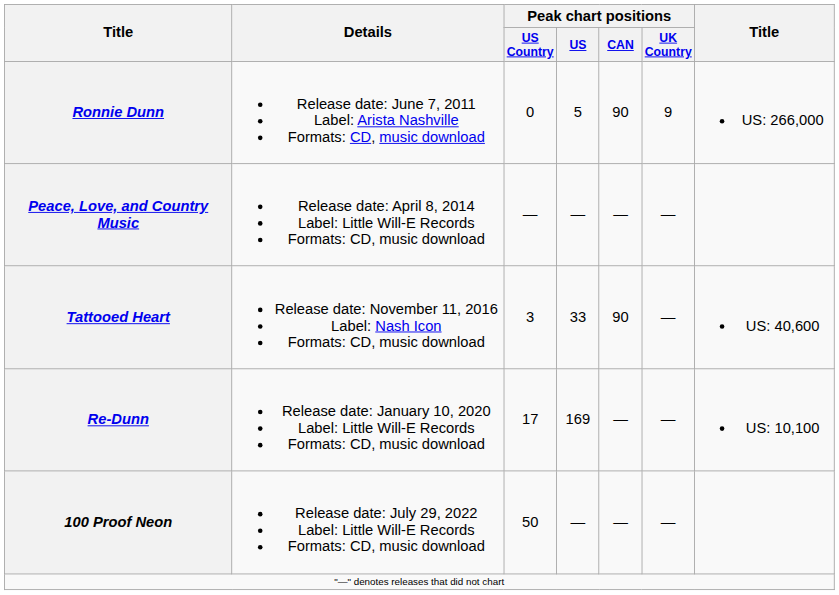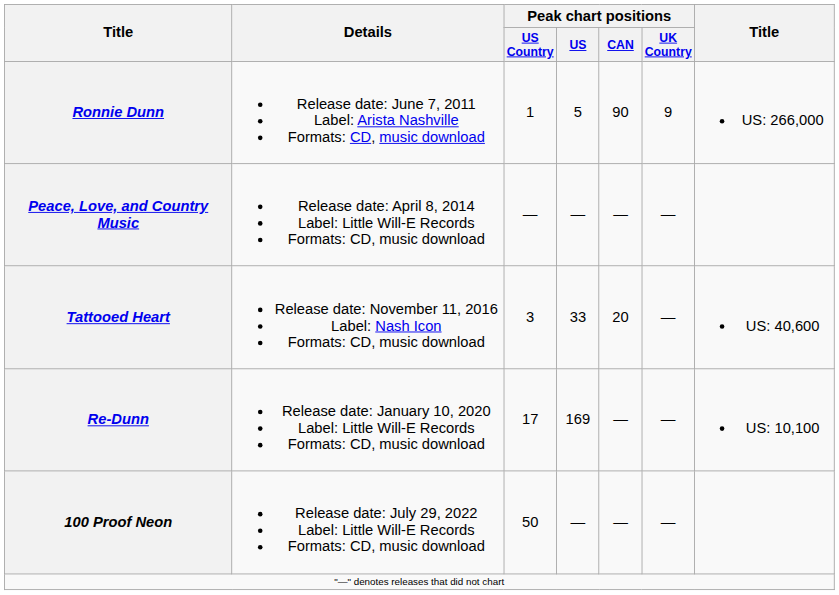(530, 112) 0 -> (530, 112) 1
(621, 317) 90 -> (621, 317) 20
